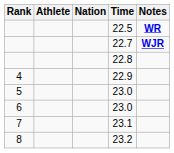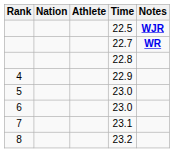columns swapped: (53, 12) <-> (90, 12)
(153, 28) WR -> (153, 28) WJR
(153, 44) WJR -> (153, 44) WR
